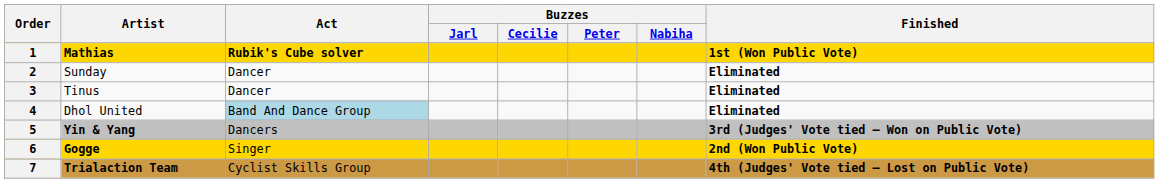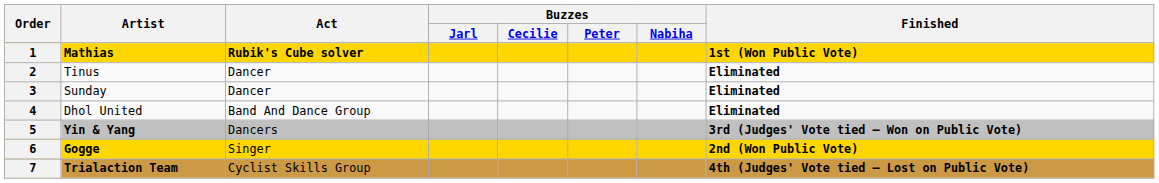(85, 72) Sunday -> (82, 72) Tinus
(82, 91) Tinus -> (85, 91) Sunday
(299, 110) lightblue background -> (299, 110) no background
